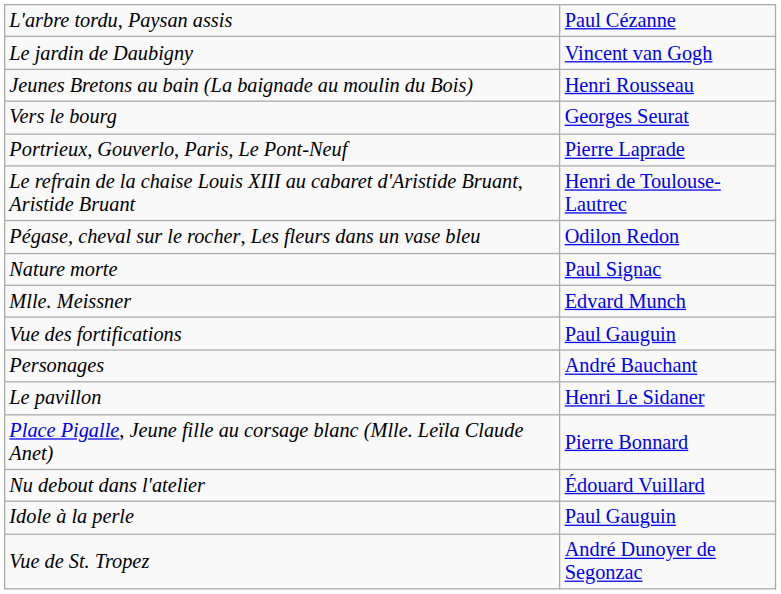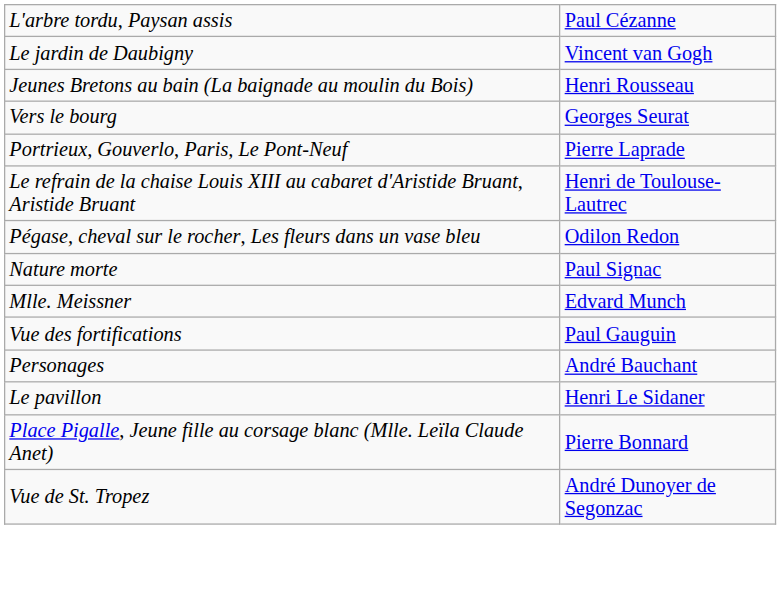- row: (107, 485)
- row: (72, 517)
